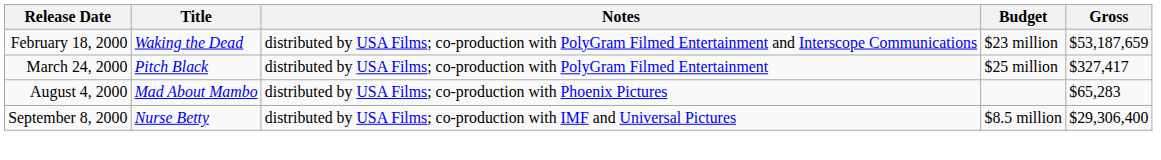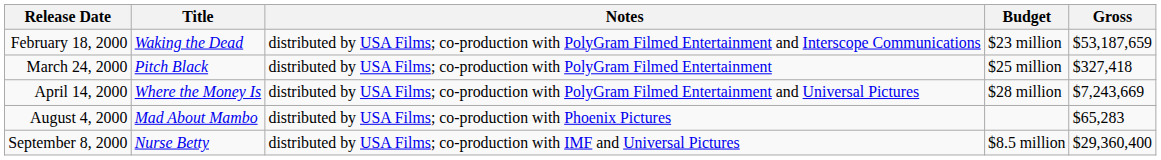(1099, 67) $327,417 -> (1103, 67) $327,418
+ row: (81, 92)
(1109, 117) $29,306,400 -> (1112, 142) $29,360,400
